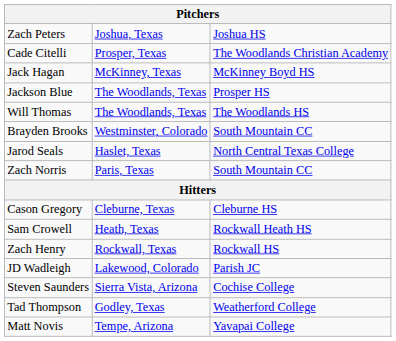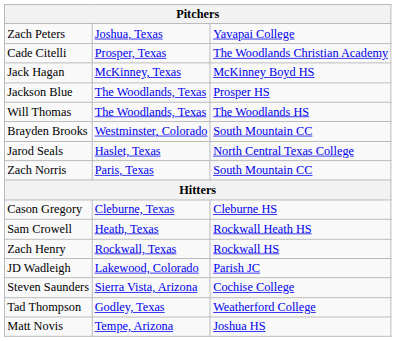(239, 33) Joshua HS -> (254, 33) Yavapai College
(254, 326) Yavapai College -> (239, 326) Joshua HS
